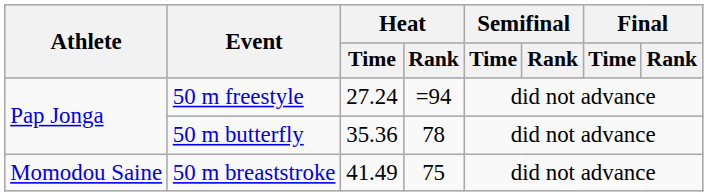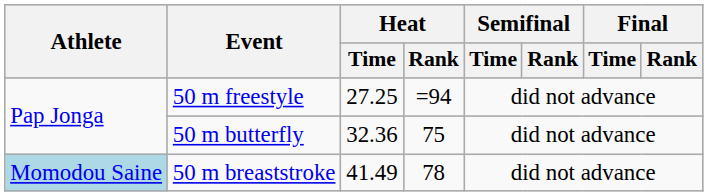(372, 97) 27.24 -> (372, 97) 27.25
(372, 135) 35.36 -> (372, 135) 32.36
(434, 135) 78 -> (434, 135) 75
(86, 172) no background -> (86, 172) lightblue background
(434, 172) 75 -> (434, 172) 78
